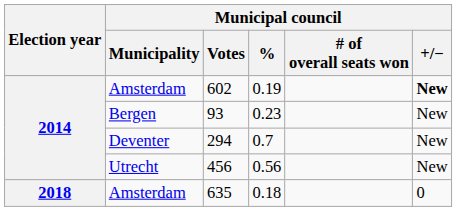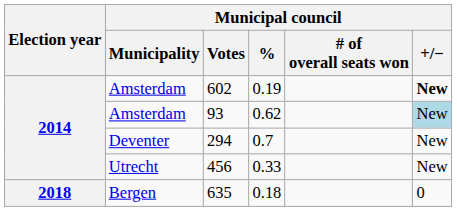(132, 114) Bergen -> (147, 114) Amsterdam
(267, 114) 0.23 -> (267, 114) 0.62
(432, 114) no background -> (432, 114) lightblue background
(267, 166) 0.56 -> (267, 166) 0.33
(147, 192) Amsterdam -> (132, 192) Bergen
